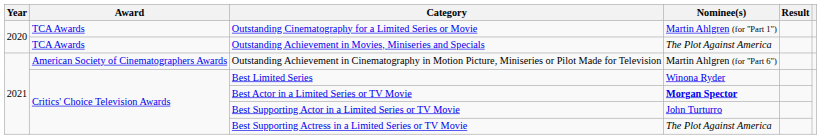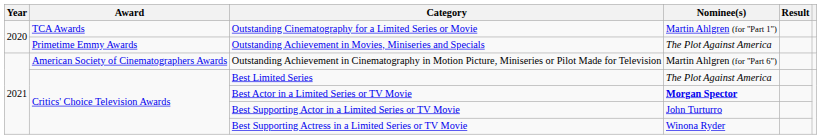(58, 45) TCA Awards -> (85, 45) Primetime Emmy Awards
(696, 77) Winona Ryder -> (719, 77) The Plot Against America
(719, 126) The Plot Against America -> (696, 126) Winona Ryder
